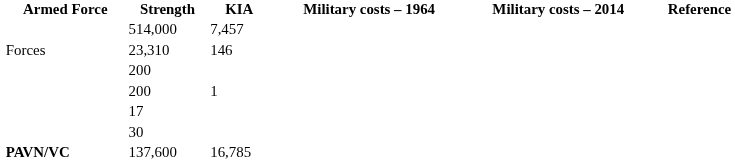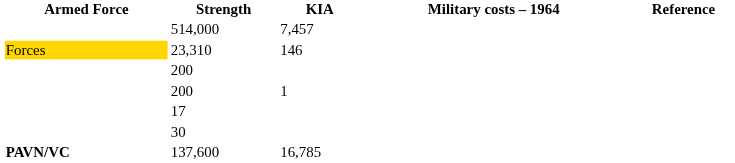- column: (558, 9)
(26, 50) no background -> (26, 50) gold background
